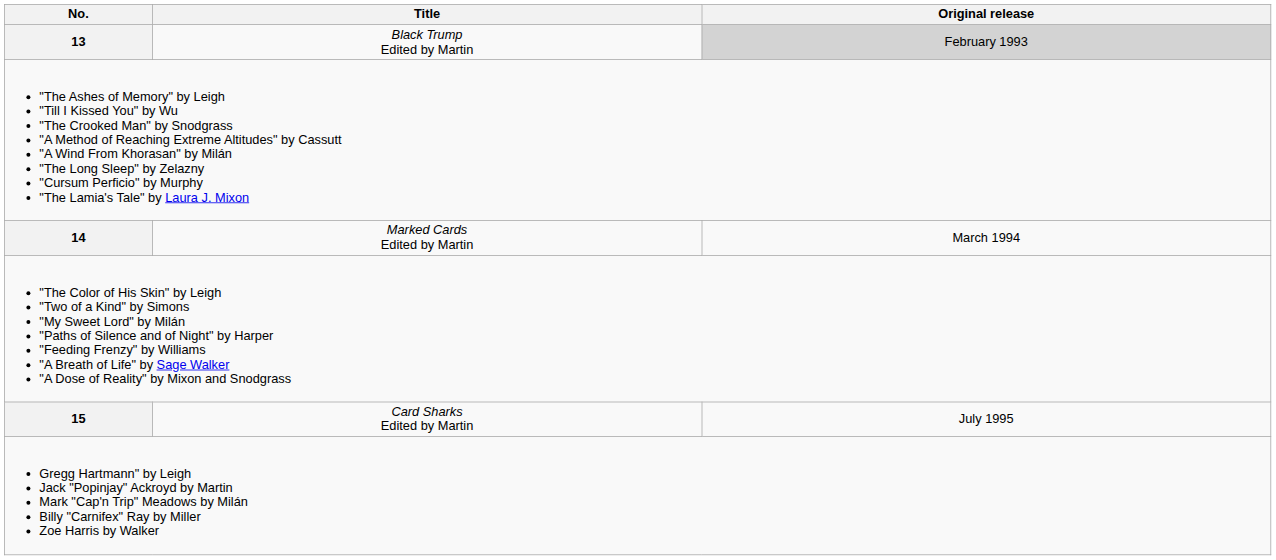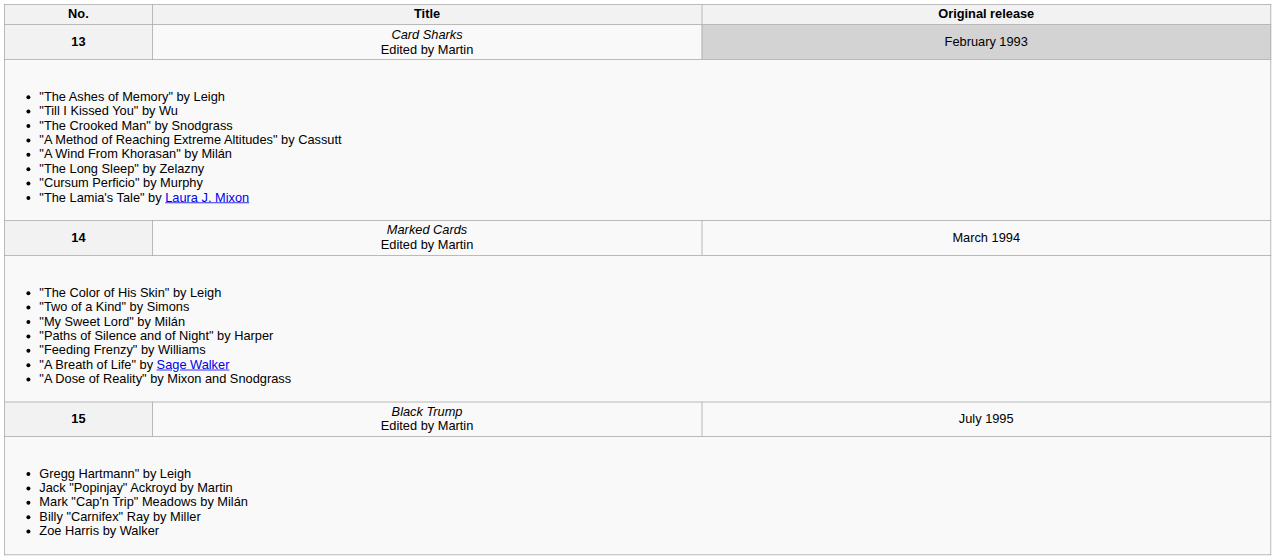(427, 42) Black Trump Edited by Martin -> (427, 42) Card Sharks Edited by Martin
(427, 419) Card Sharks Edited by Martin -> (427, 419) Black Trump Edited by Martin
